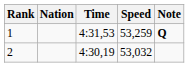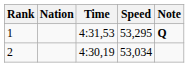(136, 33) 53,259 -> (136, 33) 53,295
(136, 52) 53,032 -> (136, 52) 53,034
